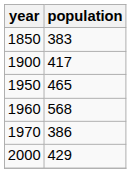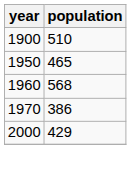- row: (24, 39)
(60, 62) 417 -> (60, 39) 510
